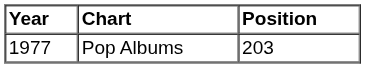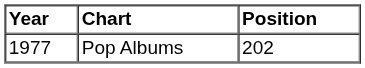(258, 47) 203 -> (258, 47) 202
